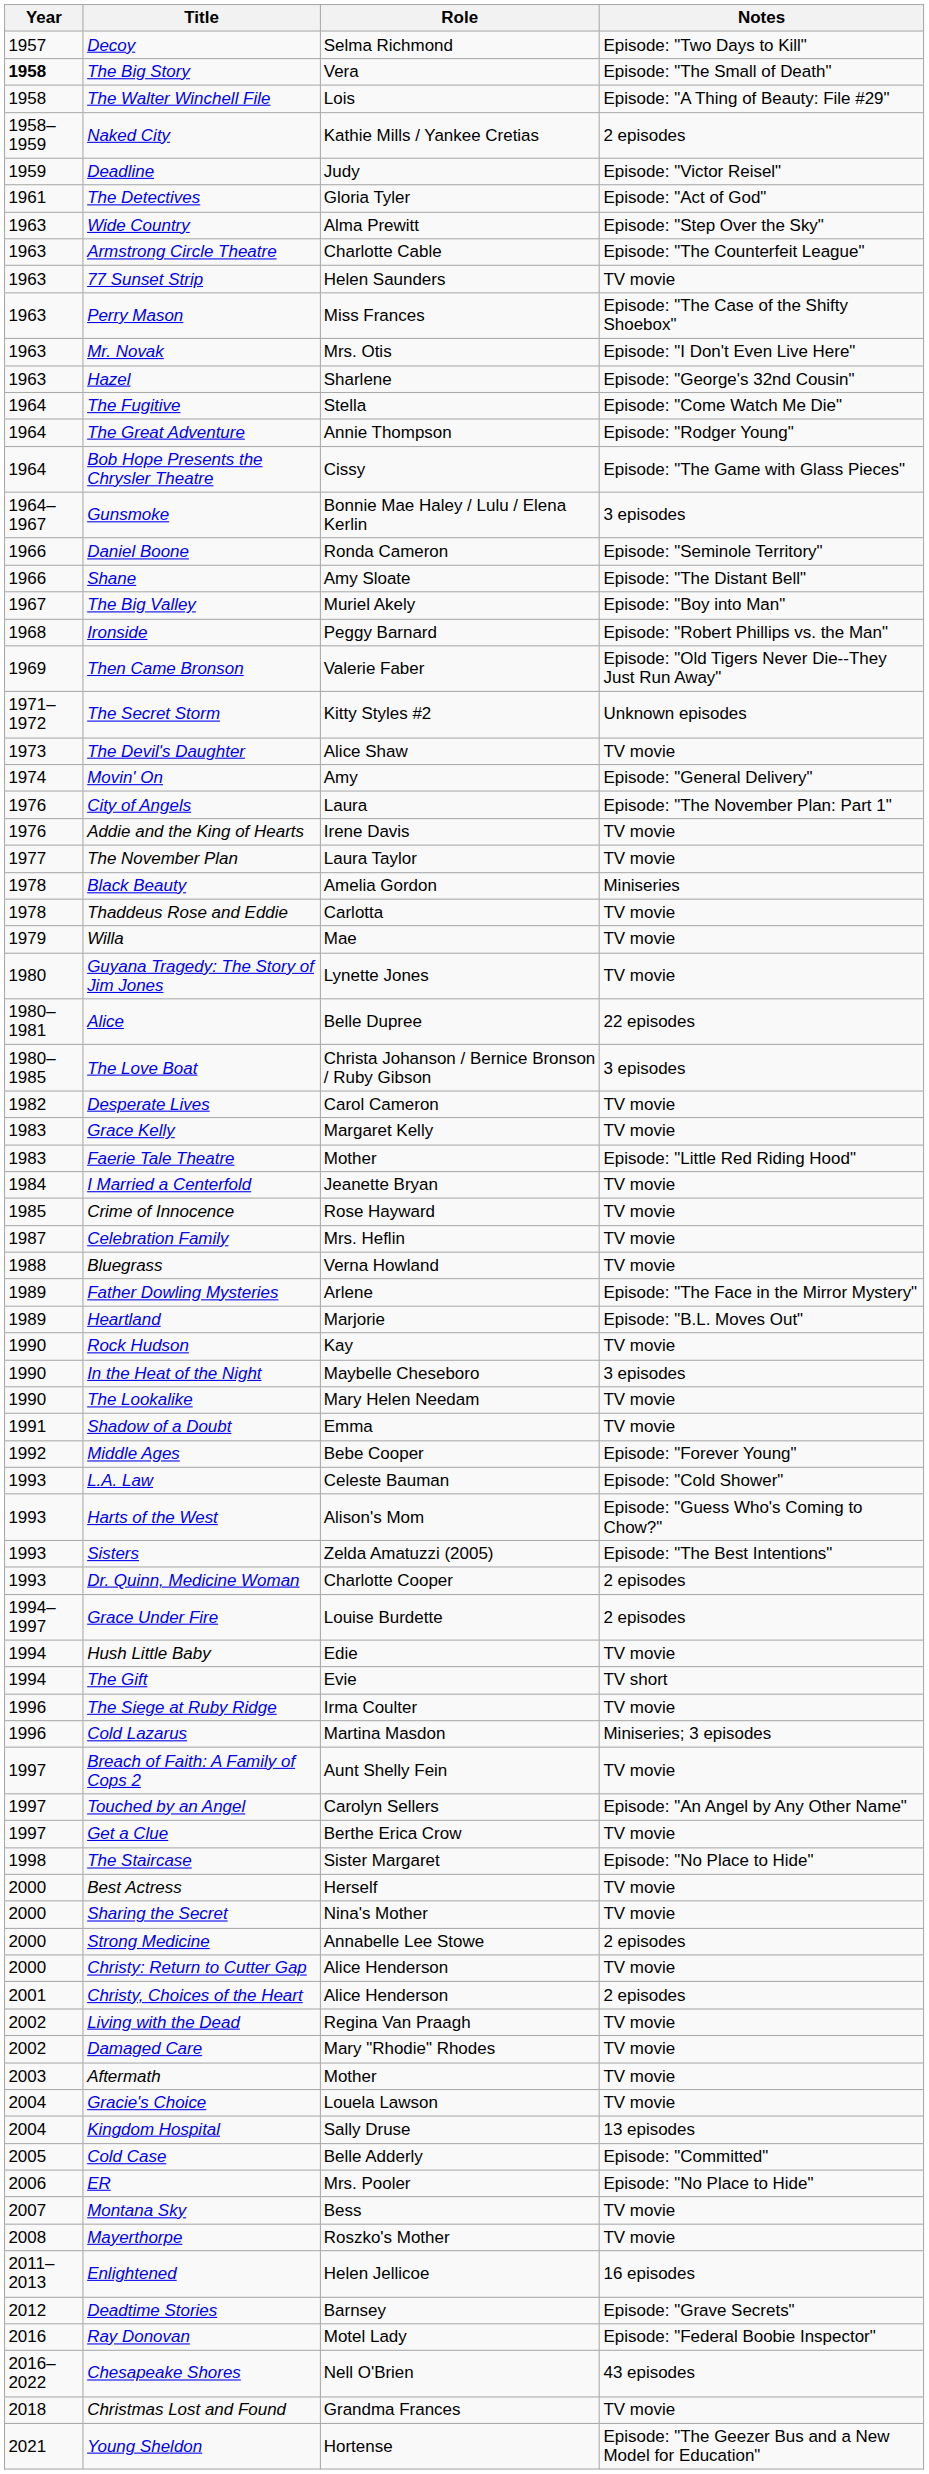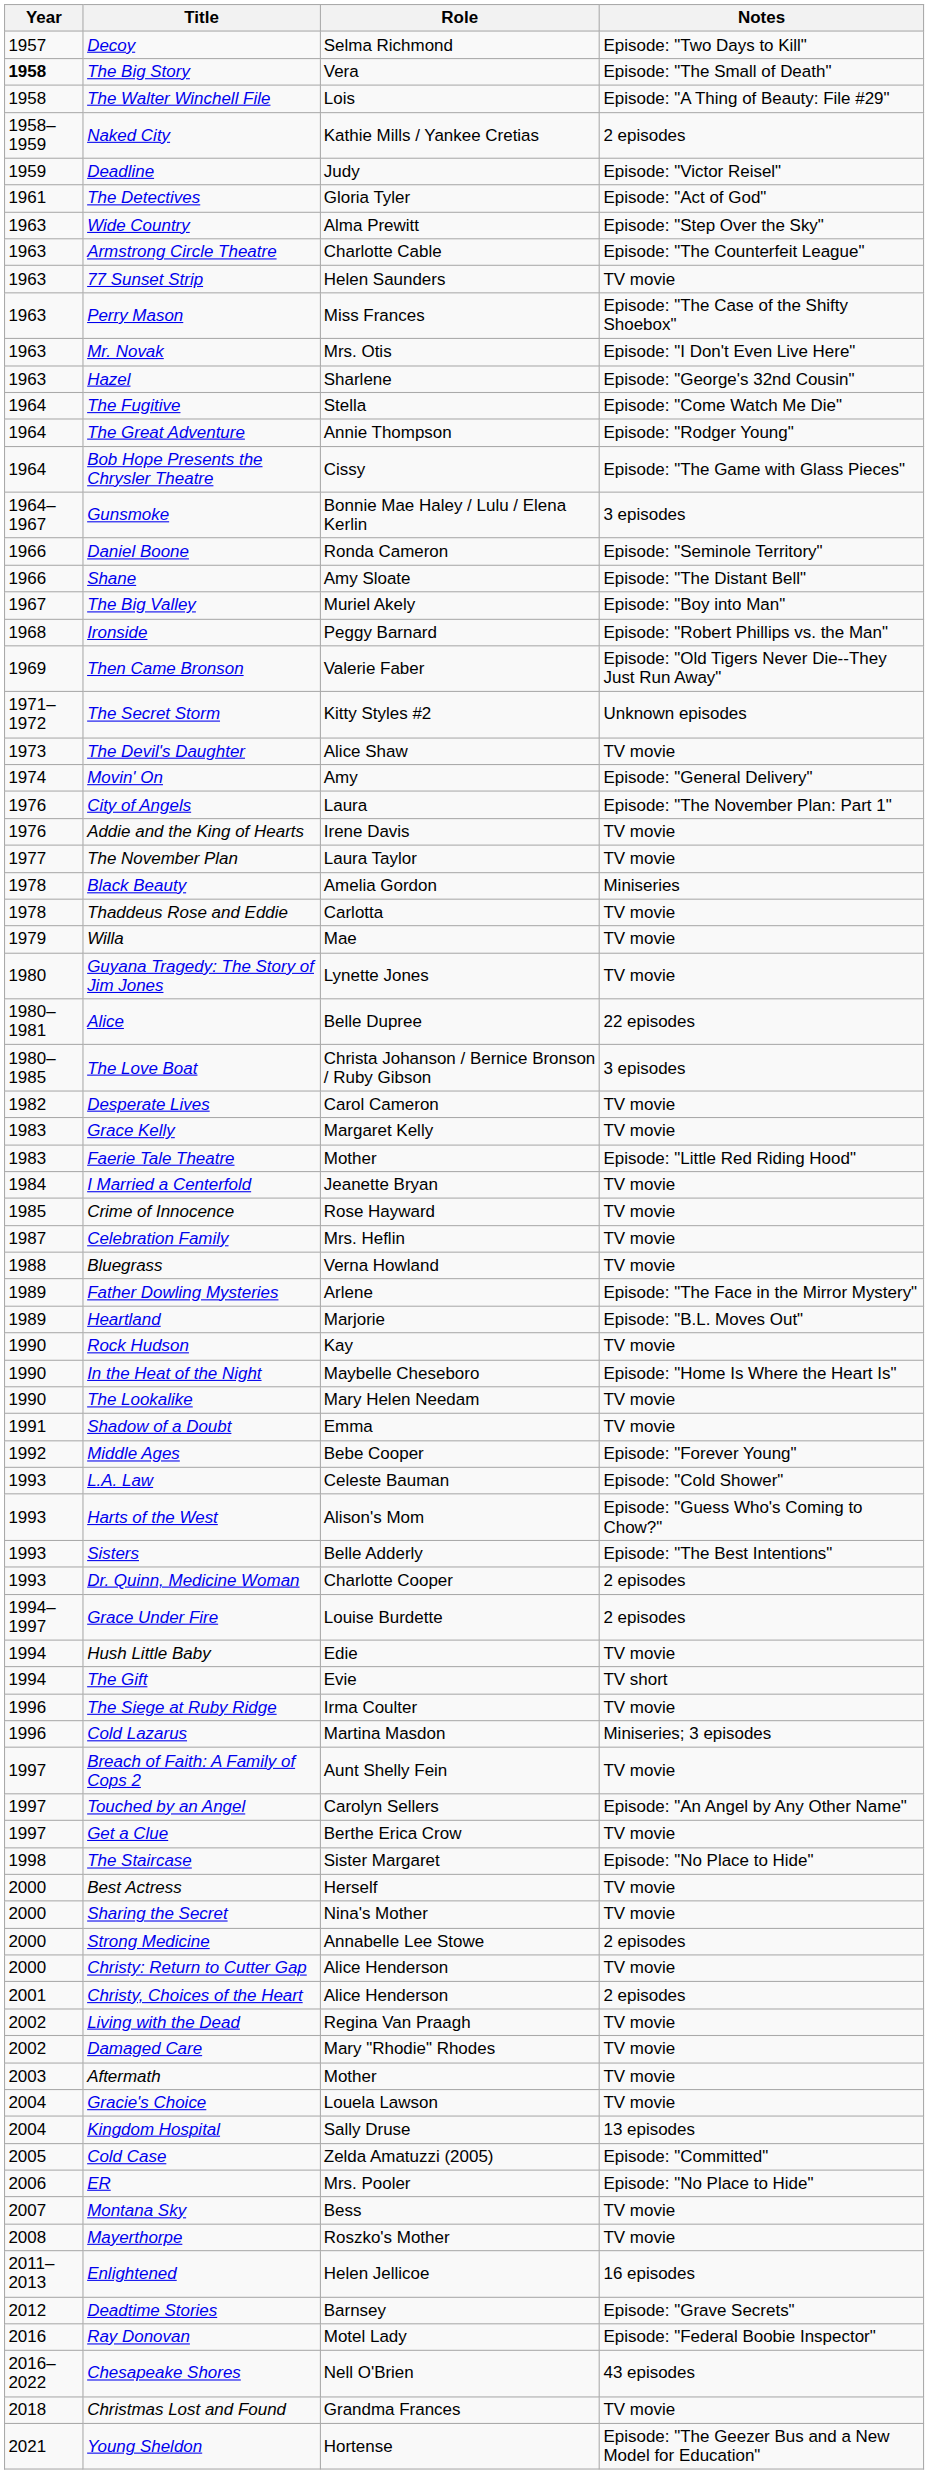(644, 1373) 3 episodes -> (750, 1373) Episode: "Home Is Where the Heart Is"
(409, 1553) Zelda Amatuzzi (2005) -> (373, 1553) Belle Adderly
(373, 2156) Belle Adderly -> (409, 2156) Zelda Amatuzzi (2005)
